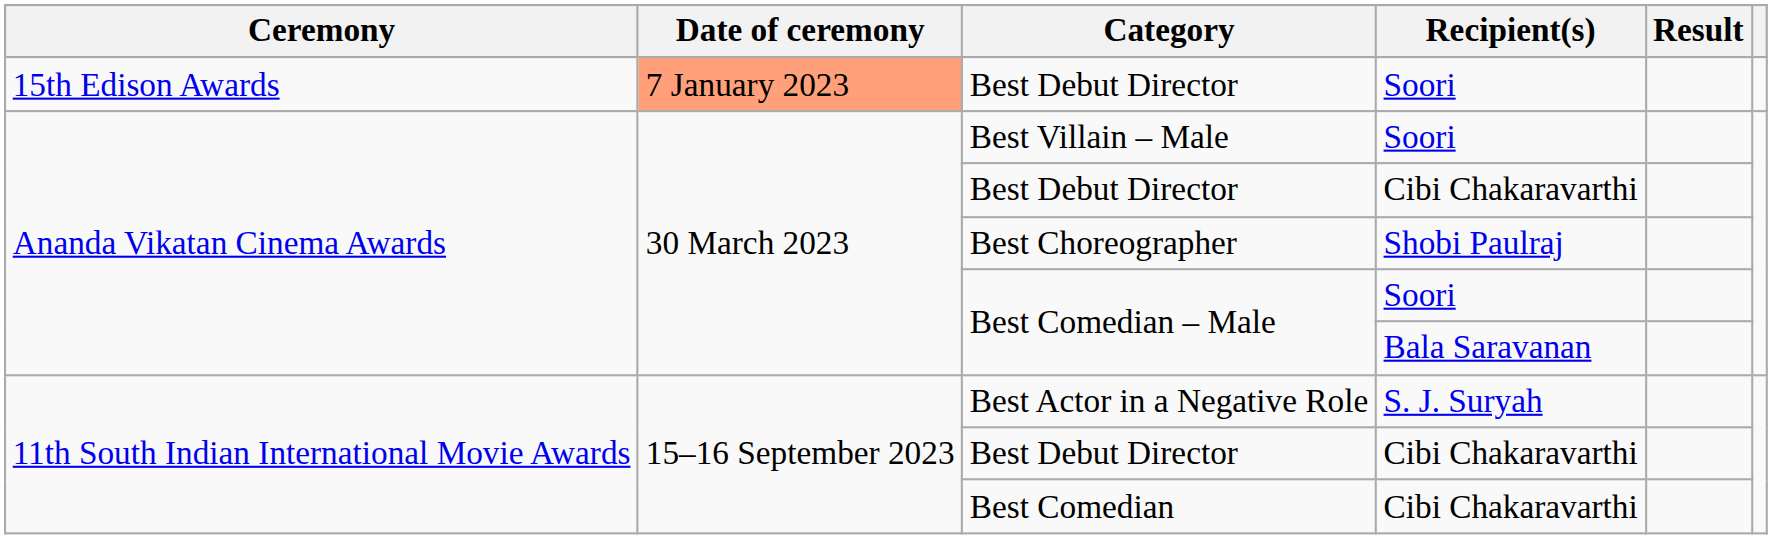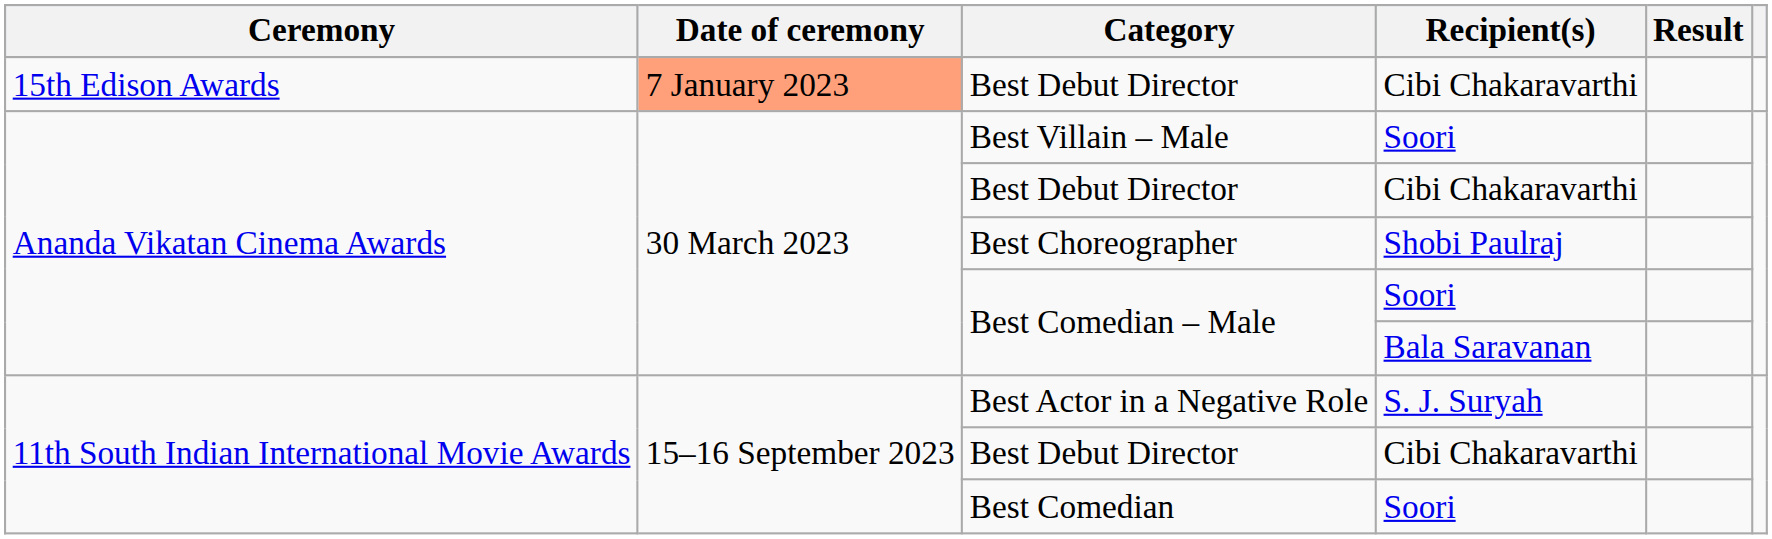(1420, 83) Soori -> (1511, 83) Cibi Chakaravarthi
(1511, 505) Cibi Chakaravarthi -> (1420, 505) Soori
